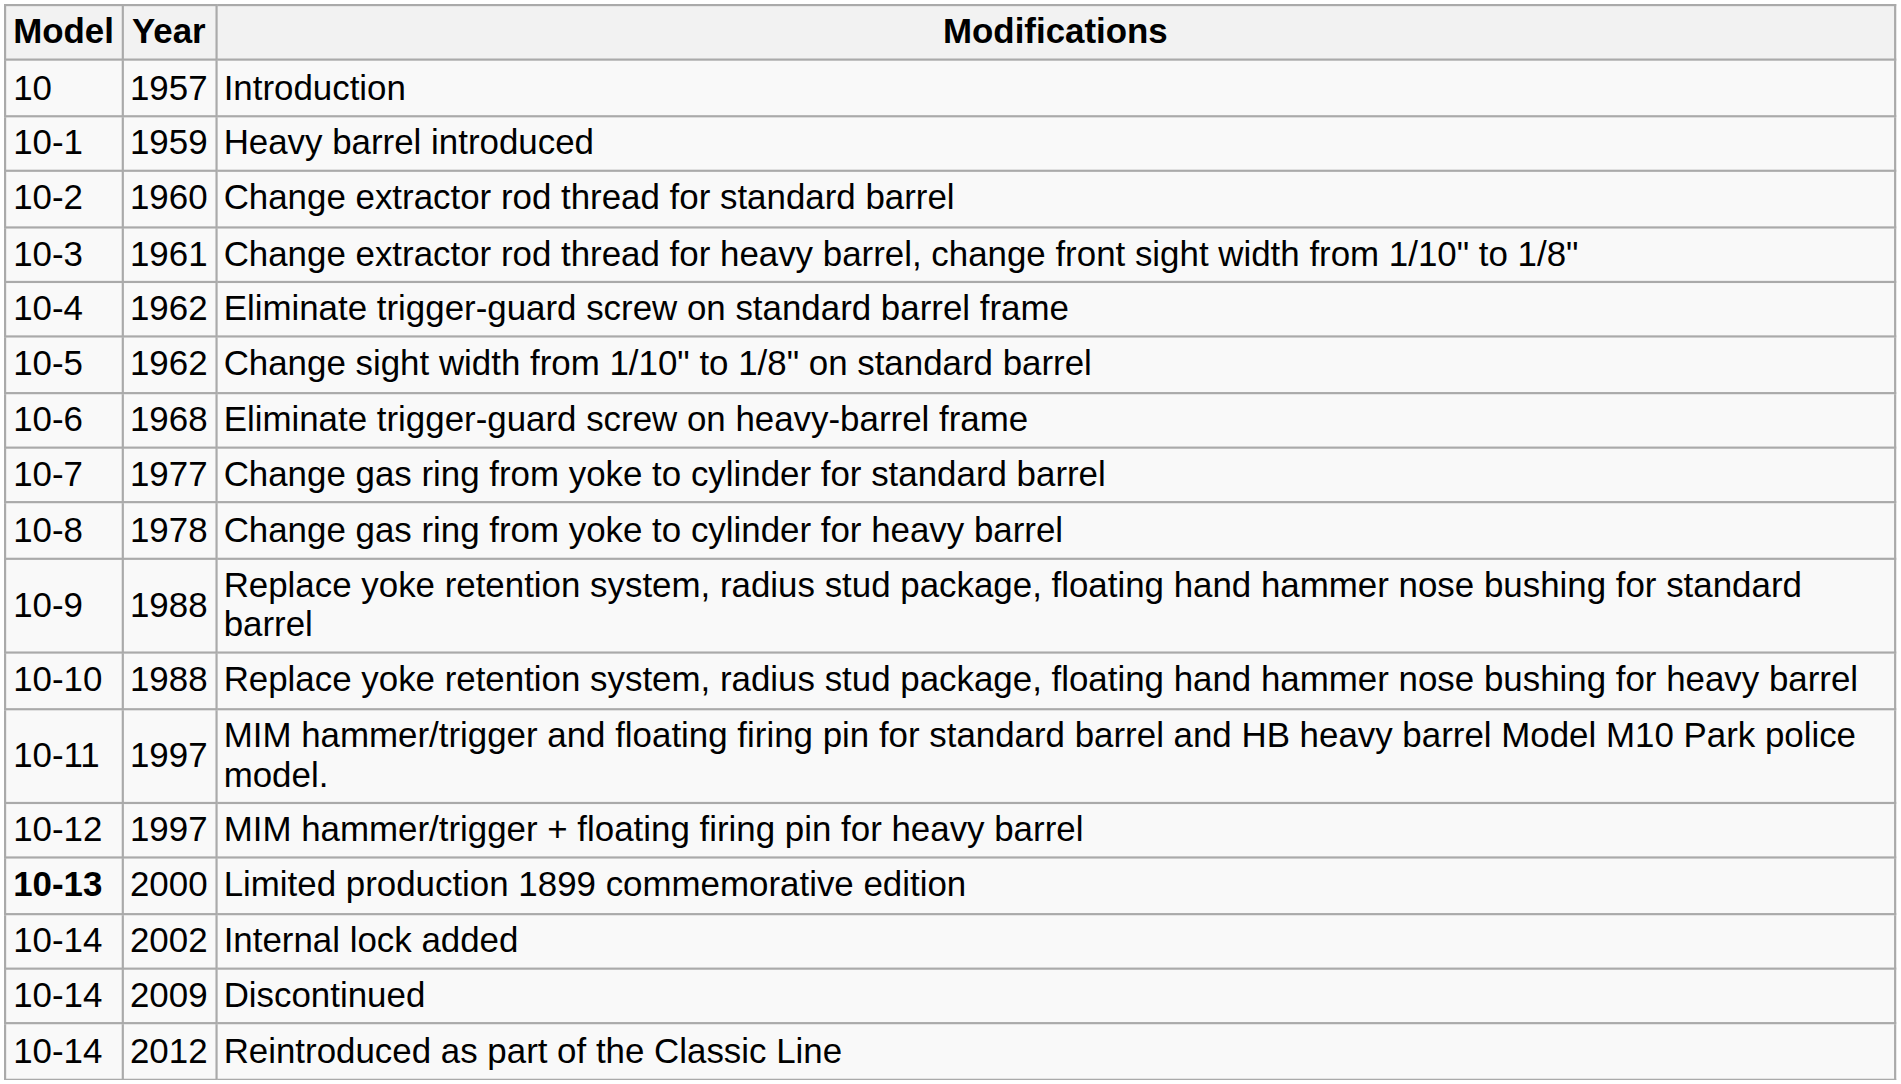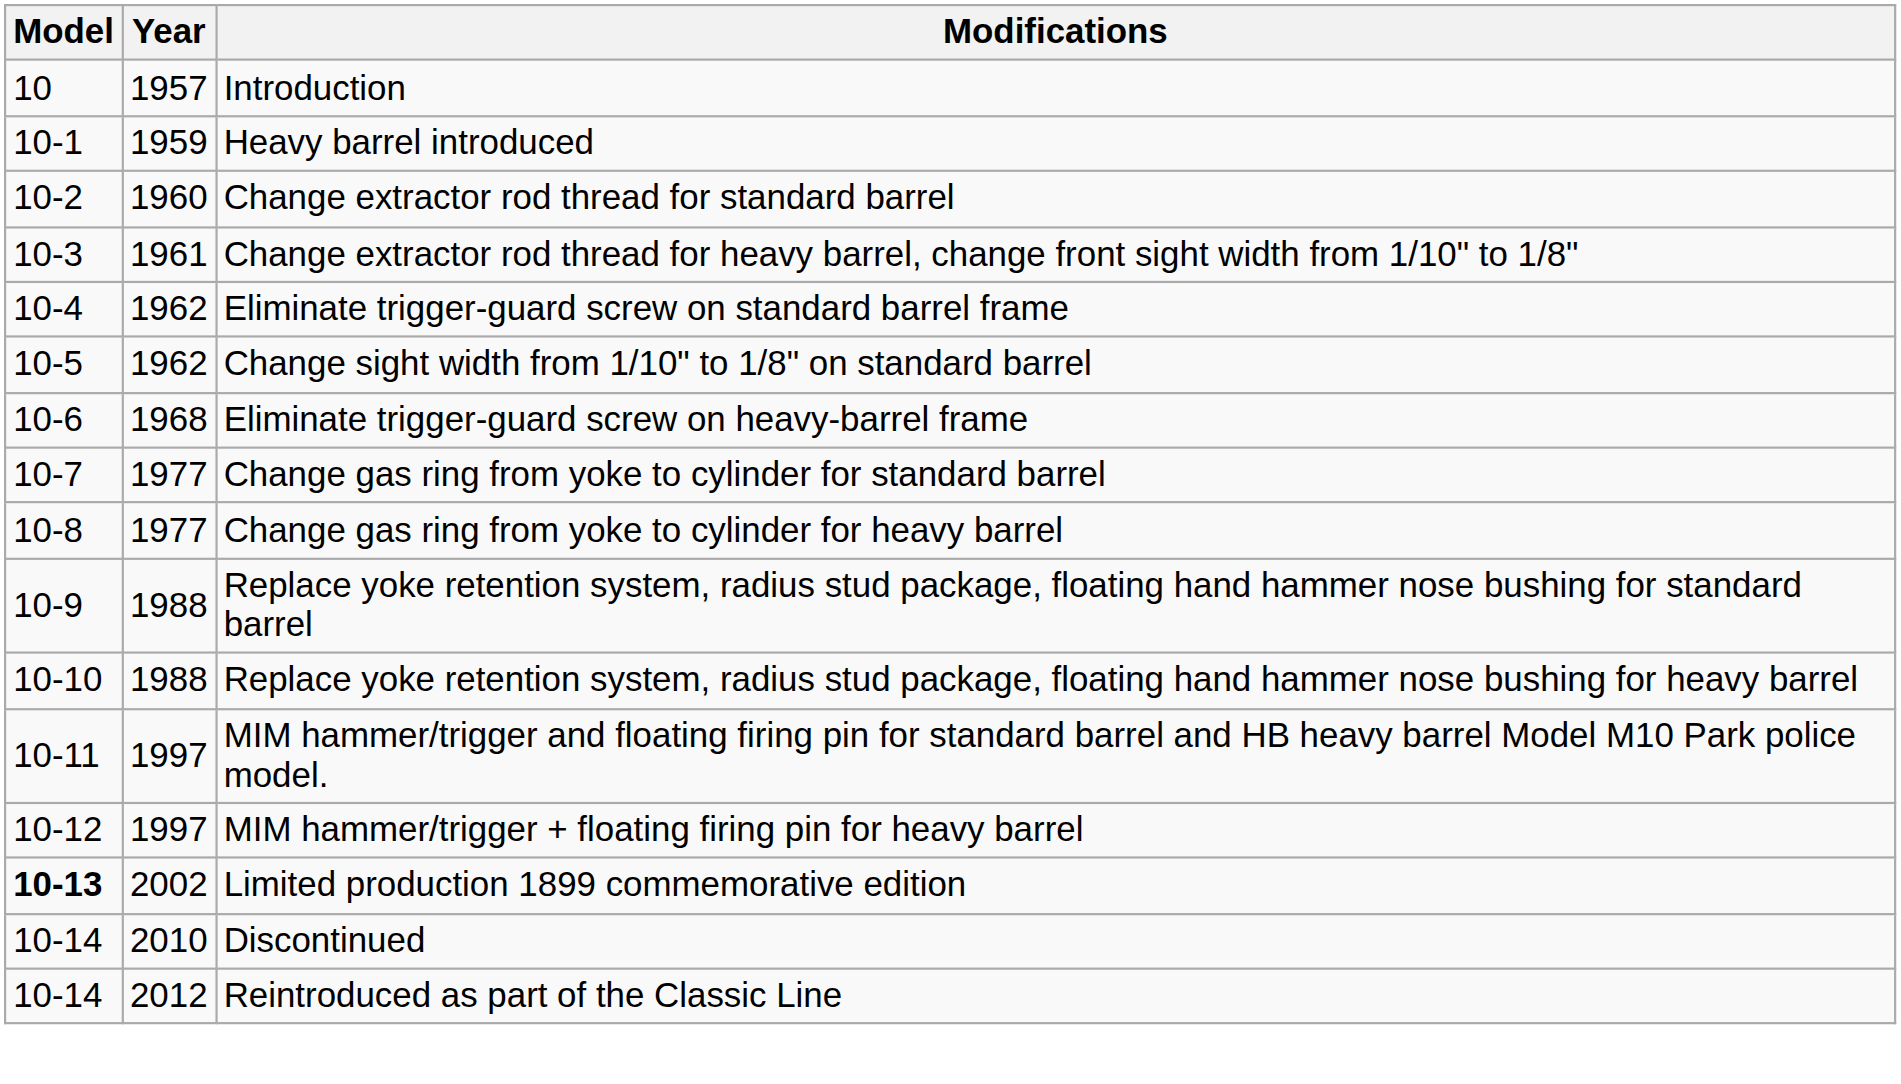(169, 530) 1978 -> (169, 530) 1977
(169, 885) 2000 -> (169, 885) 2002
- row: (371, 940)
(169, 995) 2009 -> (169, 940) 2010
